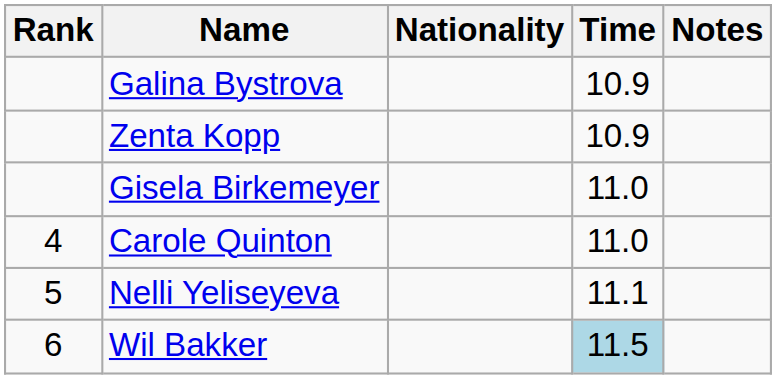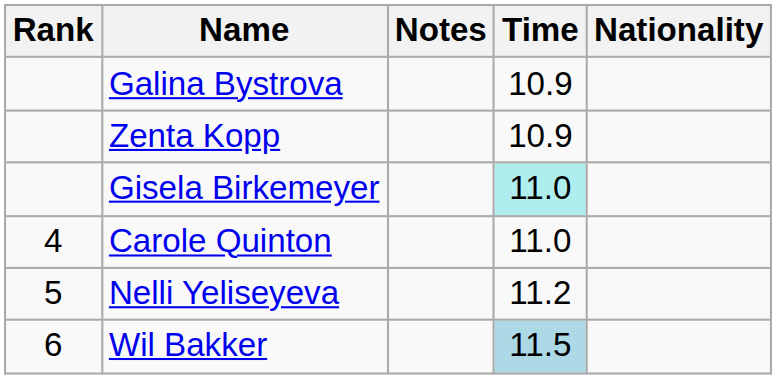columns swapped: (479, 30) <-> (717, 30)
(618, 188) no background -> (540, 188) paleturquoise background
(618, 293) 11.1 -> (540, 293) 11.2
